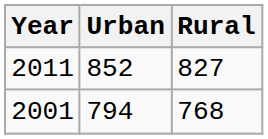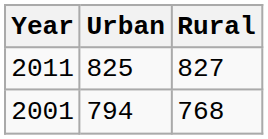(110, 69) 852 -> (110, 69) 825
